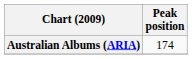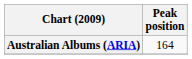(165, 44) 174 -> (165, 44) 164
